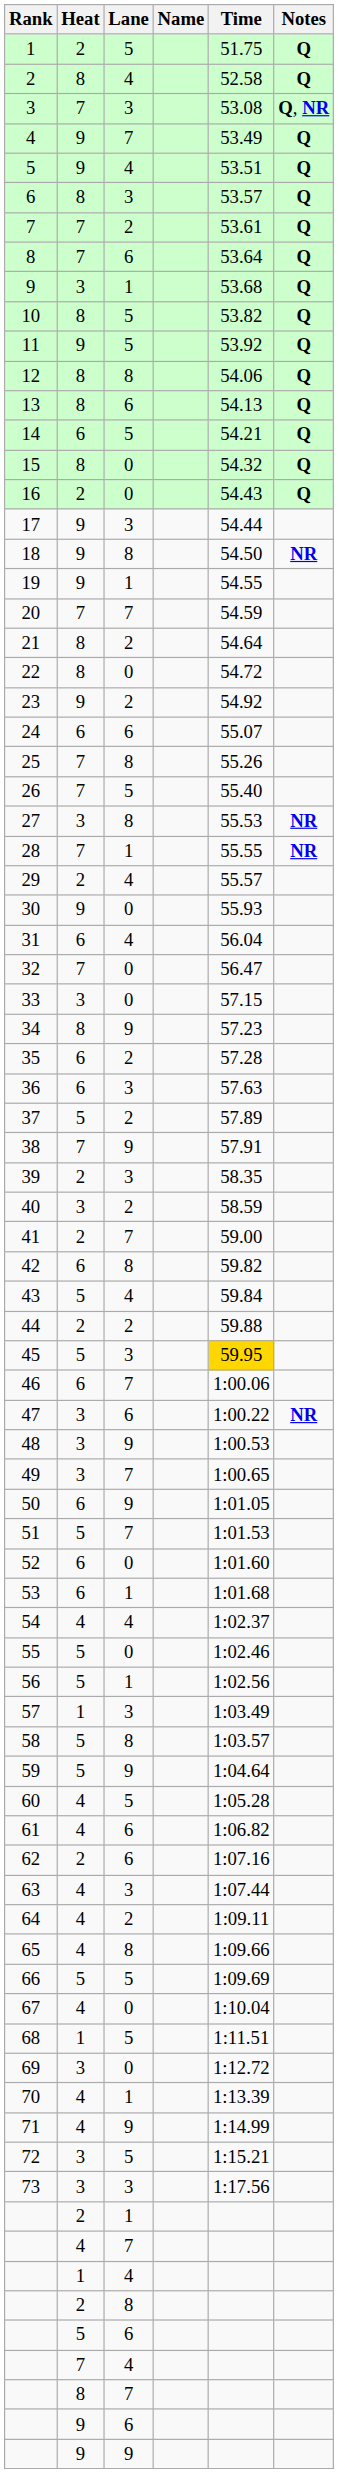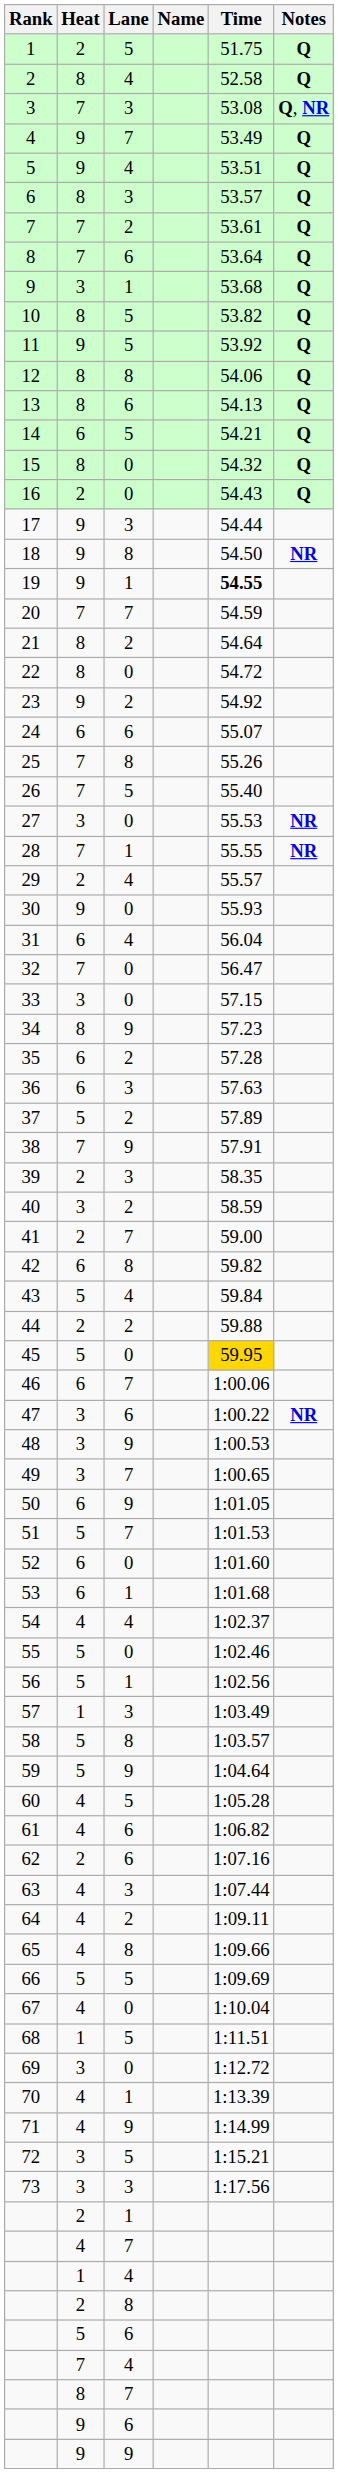(241, 583) normal -> (241, 583) bold
(129, 820) 8 -> (129, 820) 0
(129, 1355) 3 -> (129, 1355) 0
